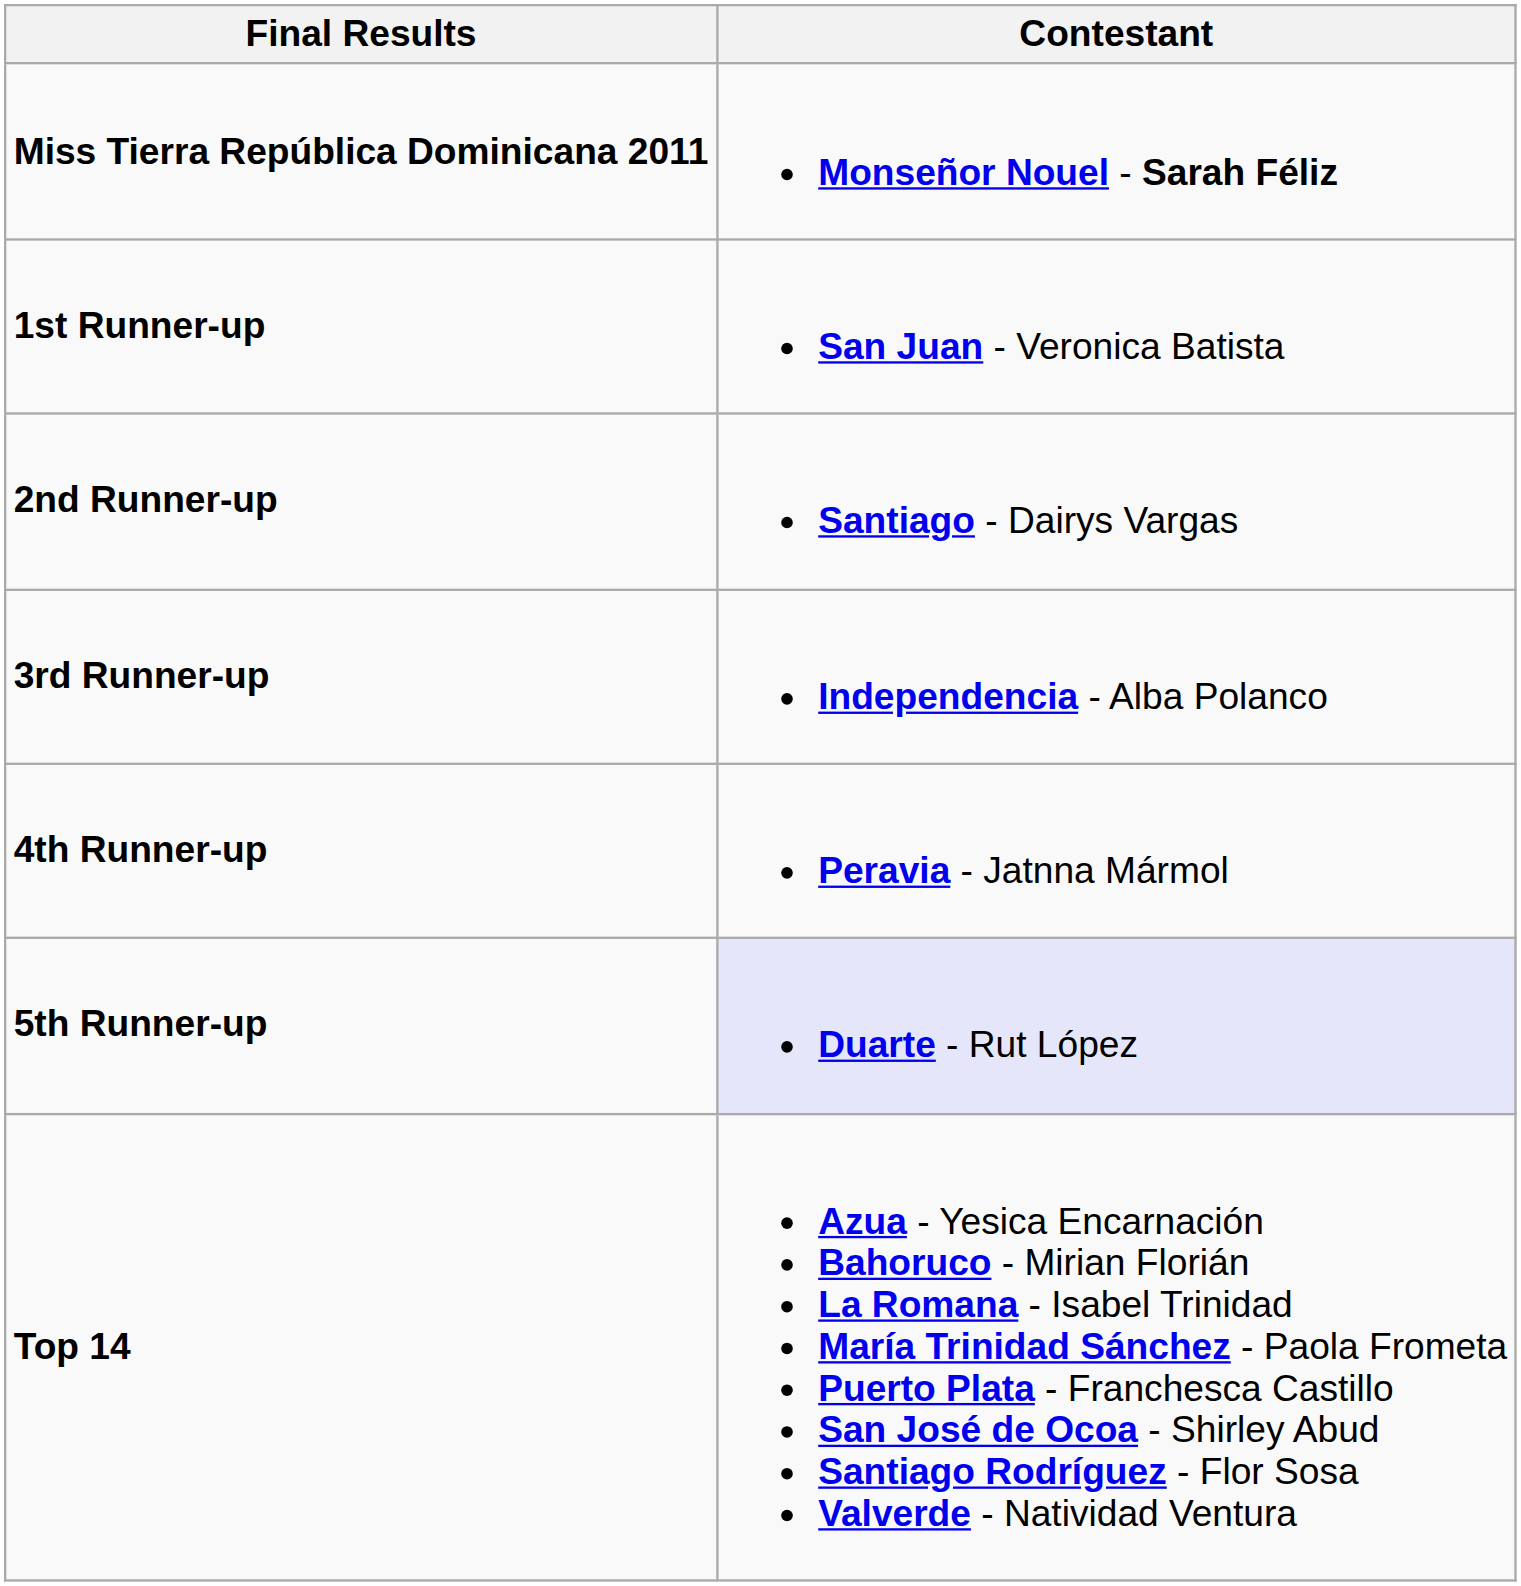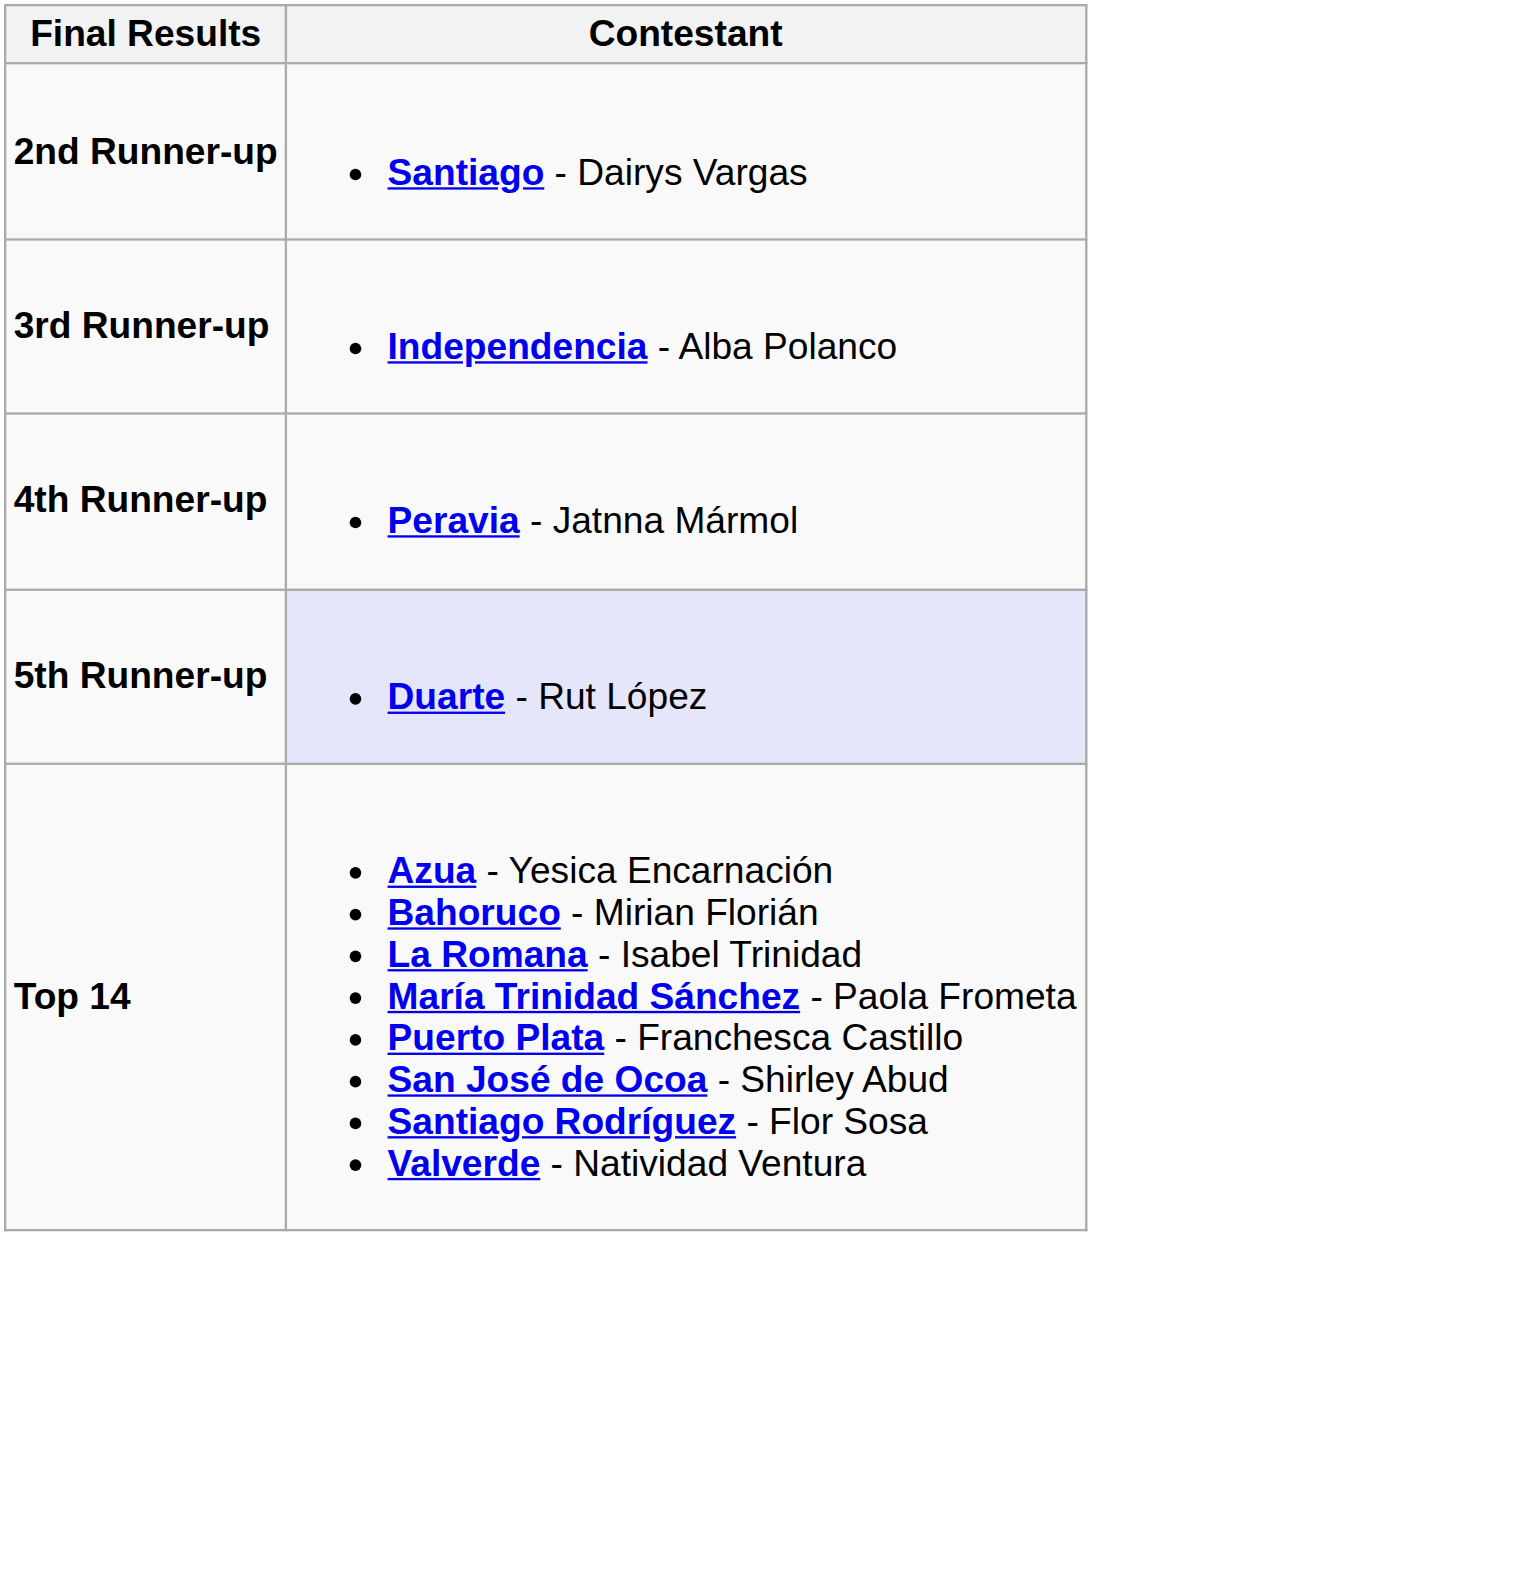- row: (361, 150)
- row: (140, 325)
